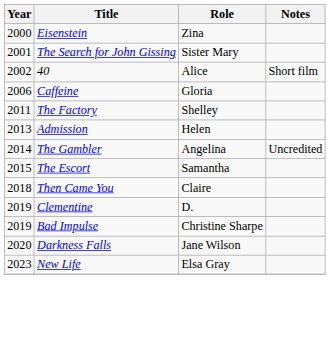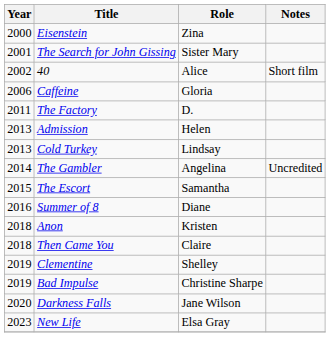(200, 110) Shelley -> (187, 110) D.
+ row: (67, 149)
+ row: (68, 206)
+ row: (50, 226)
(187, 206) D. -> (200, 264) Shelley
